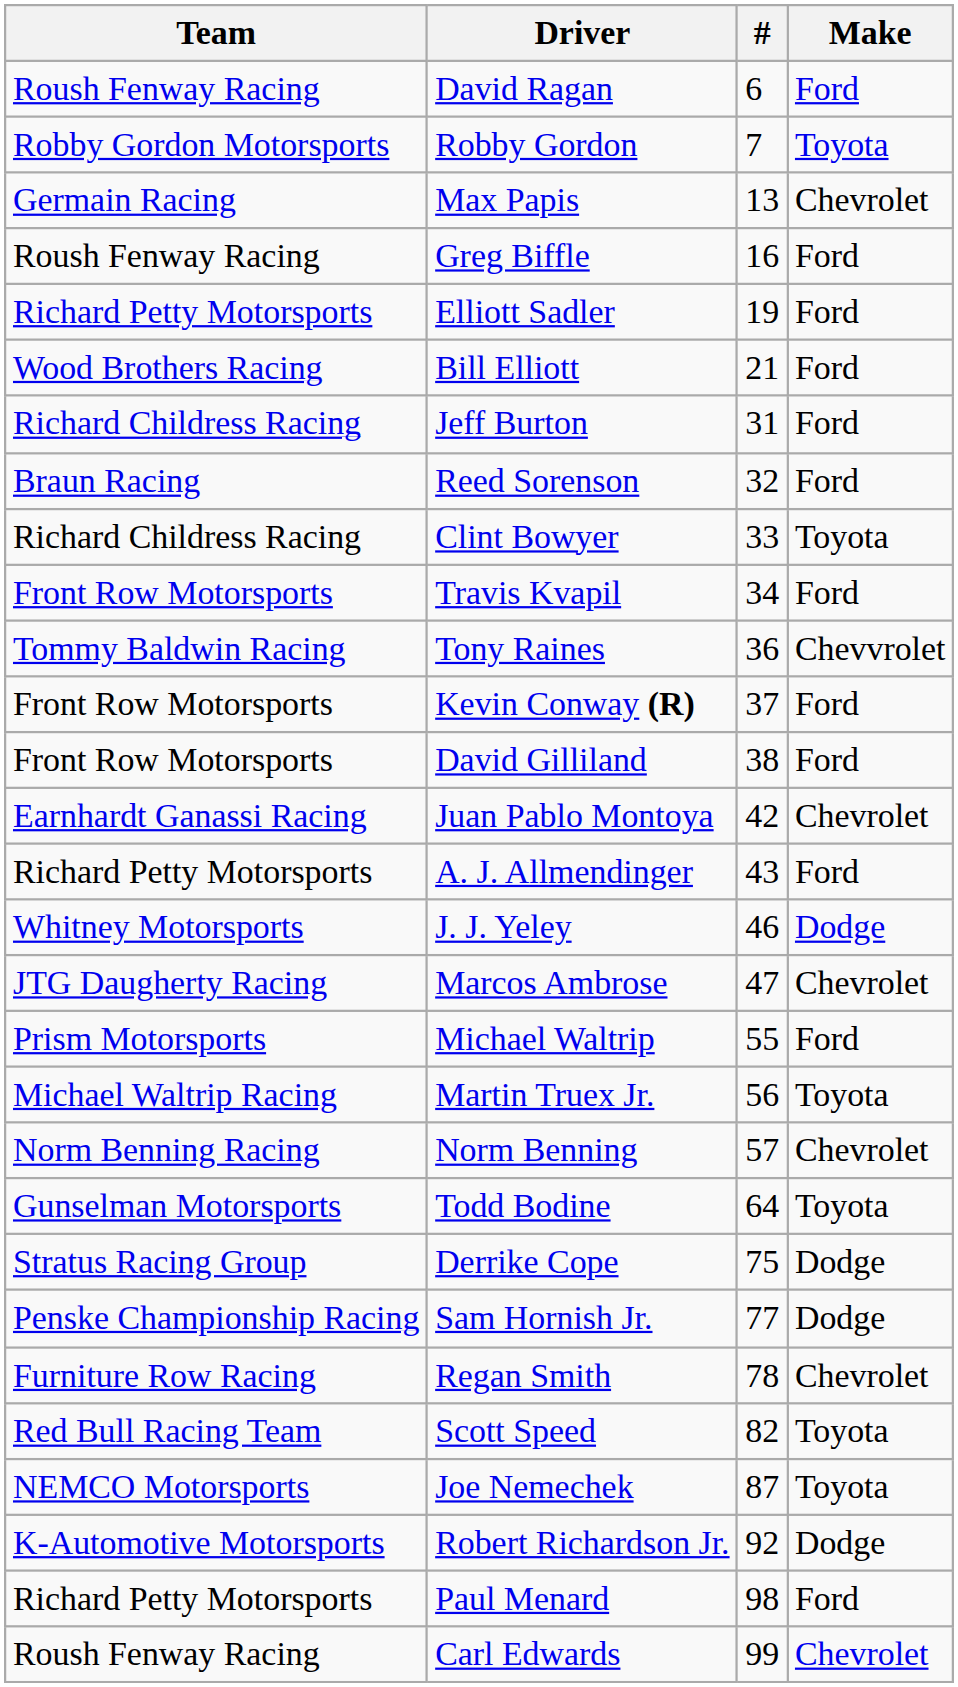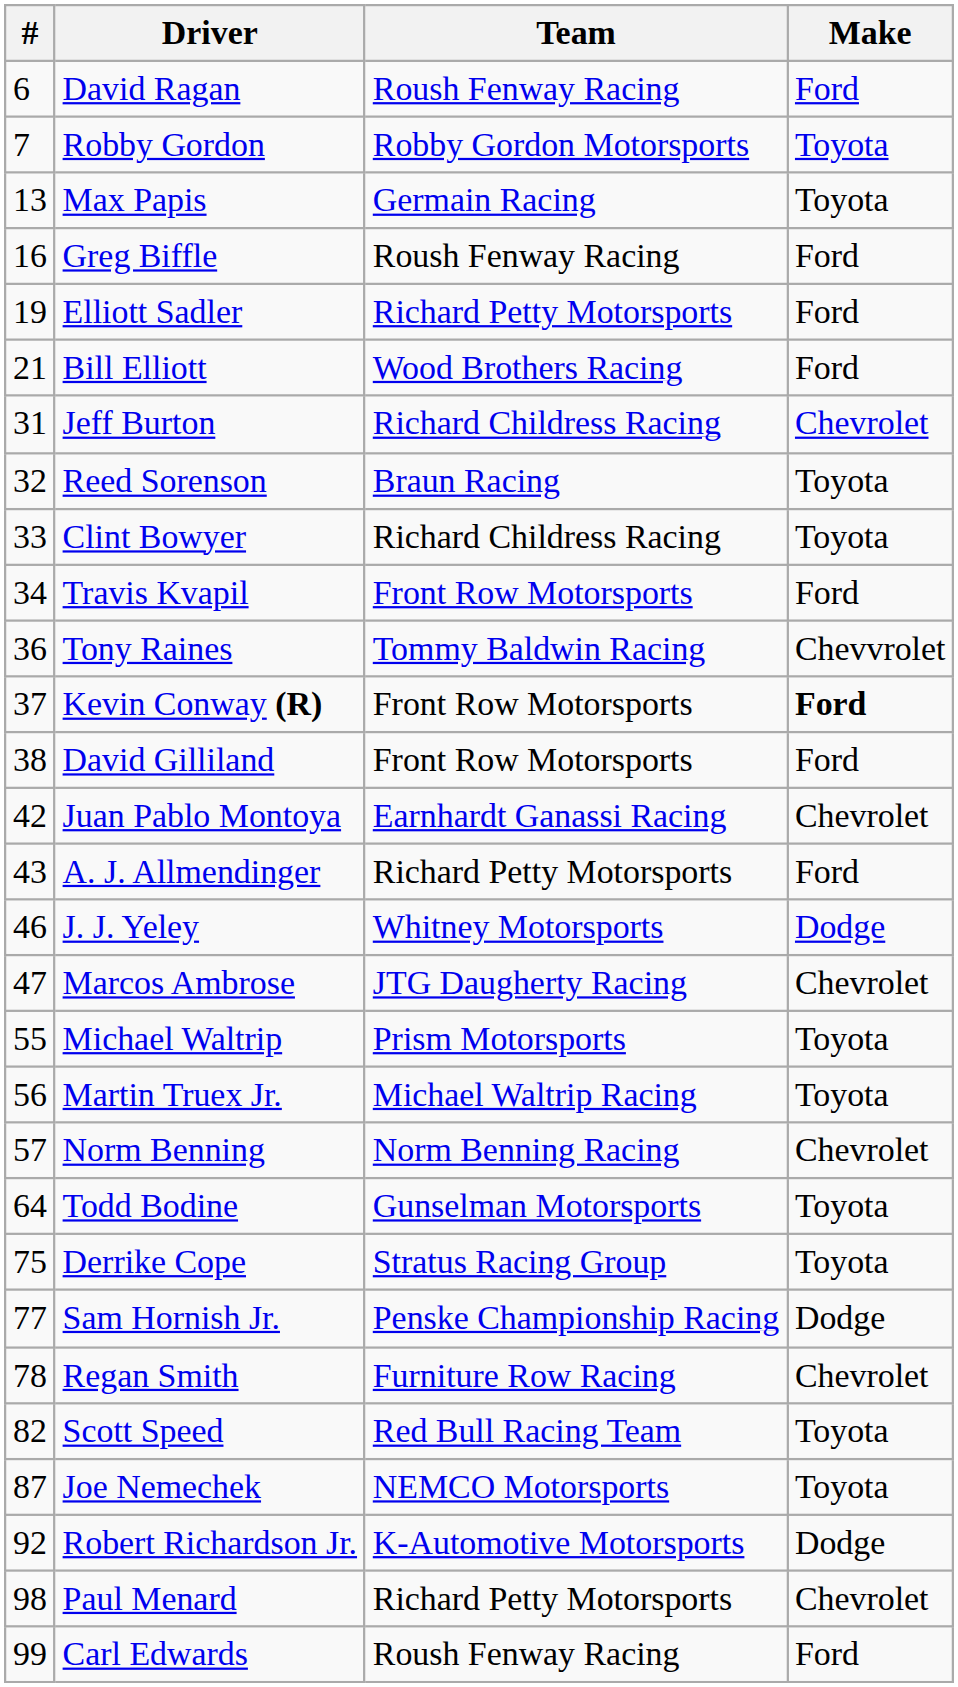columns swapped: (762, 32) <-> (216, 32)
(862, 200) Chevrolet -> (842, 200) Toyota
(827, 423) Ford -> (862, 423) Chevrolet
(827, 479) Ford -> (842, 479) Toyota
(827, 703) normal -> (831, 703) bold
(827, 1038) Ford -> (842, 1038) Toyota
(840, 1262) Dodge -> (842, 1262) Toyota
(827, 1597) Ford -> (862, 1597) Chevrolet
(862, 1653) Chevrolet -> (827, 1653) Ford
